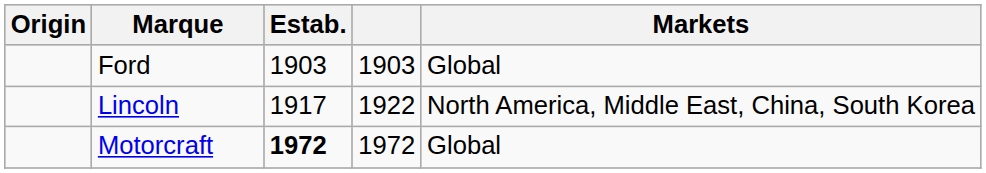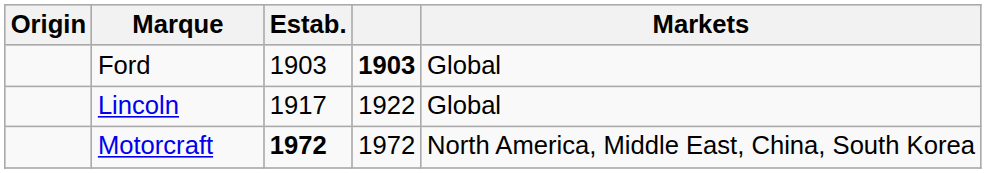(387, 65) normal -> (387, 65) bold
(701, 106) North America, Middle East, China, South Korea -> (464, 106) Global
(464, 146) Global -> (701, 146) North America, Middle East, China, South Korea
